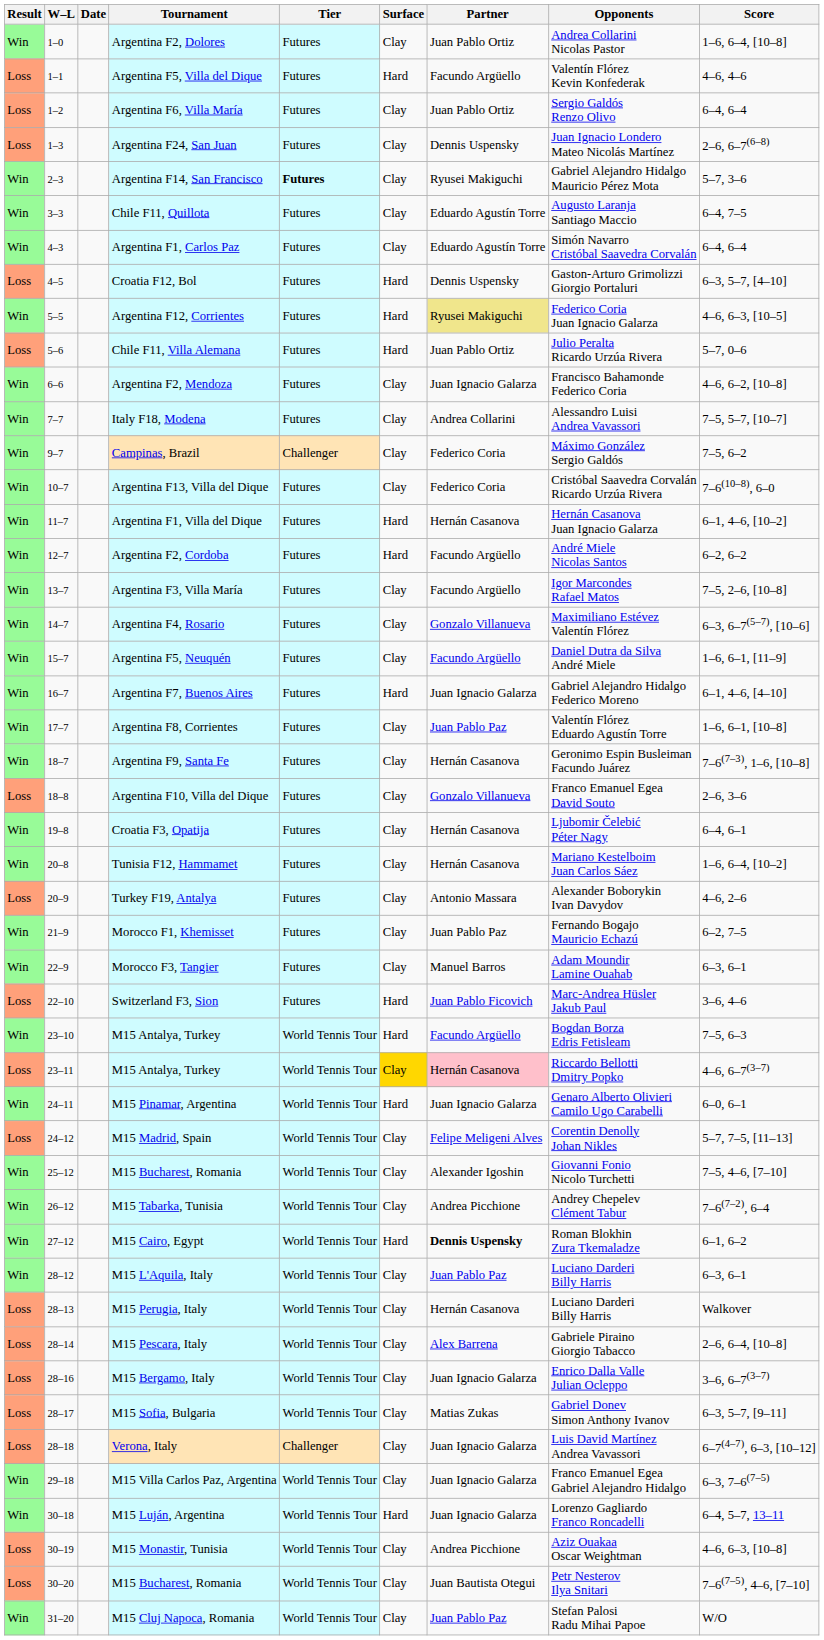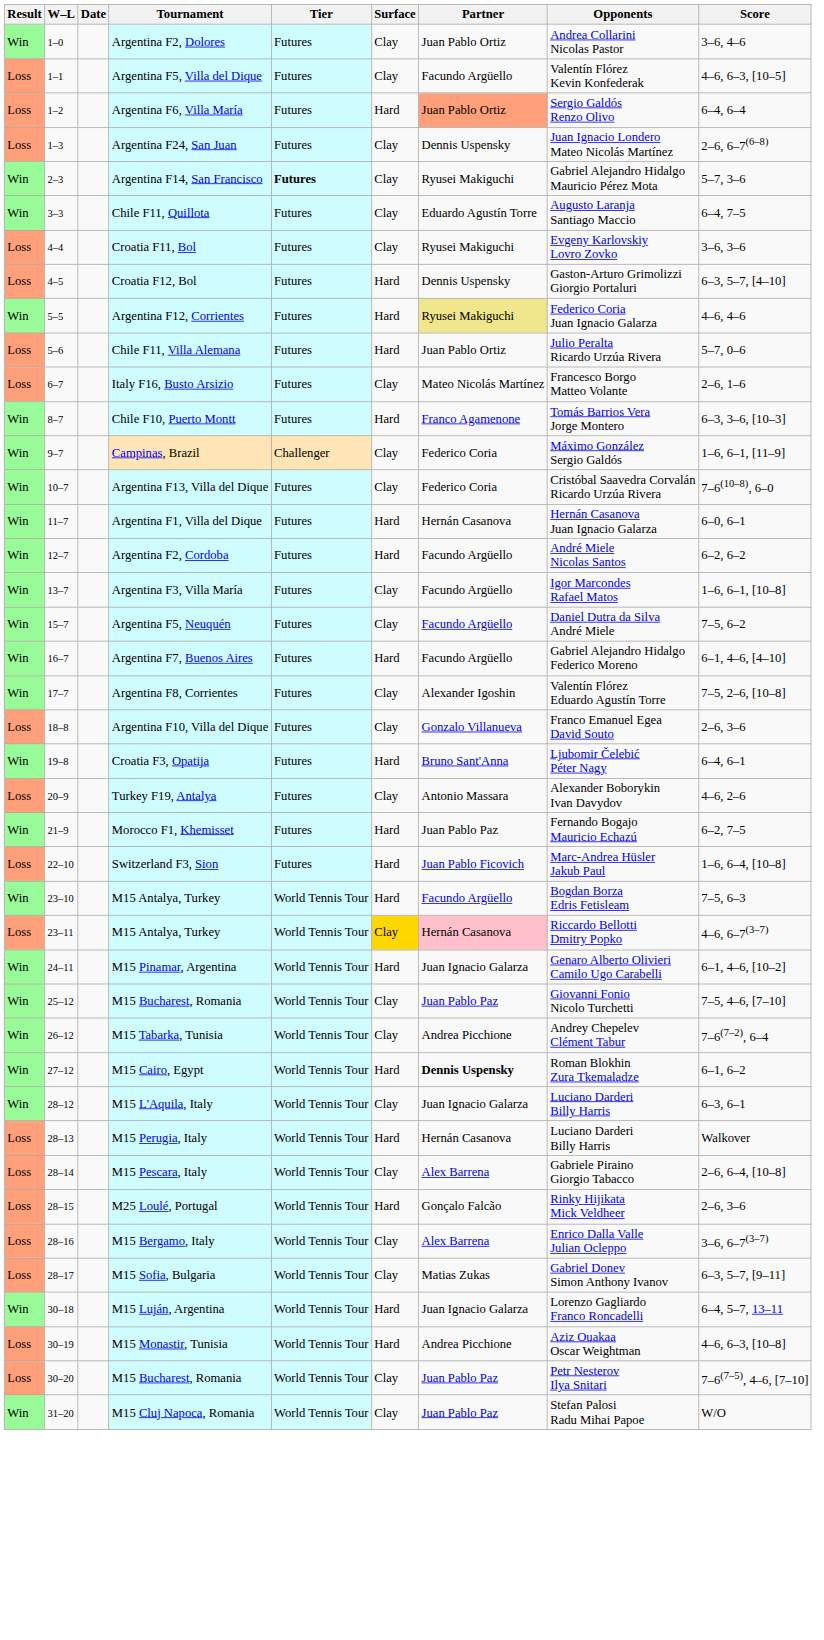(745, 41) 1–6, 6–4, [10–8] -> (723, 41) 3–6, 4–6
(395, 75) Hard -> (386, 75) Clay
(724, 75) 4–6, 4–6 -> (743, 75) 4–6, 6–3, [10–5]
(395, 110) Clay -> (387, 110) Hard
(472, 110) no background -> (464, 110) lightsalmon background
- row: (55, 248)
+ row: (55, 248)
(745, 315) 4–6, 6–3, [10–5] -> (723, 315) 4–6, 4–6
- row: (55, 385)
+ row: (55, 385)
- row: (55, 419)
+ row: (55, 419)
(724, 452) 7–5, 6–2 -> (743, 452) 1–6, 6–1, [11–9]
(745, 521) 6–1, 4–6, [10–2] -> (723, 521) 6–0, 6–1
(745, 589) 7–5, 2–6, [10–8] -> (743, 589) 1–6, 6–1, [10–8]
- row: (58, 624)
(744, 658) 1–6, 6–1, [11–9] -> (723, 624) 7–5, 6–2
(483, 692) Juan Ignacio Galarza -> (467, 658) Facundo Argüello
(468, 727) Juan Pablo Paz -> (468, 692) Alexander Igoshin
(745, 727) 1–6, 6–1, [10–8] -> (743, 692) 7–5, 2–6, [10–8]
- row: (58, 762)
(395, 829) Clay -> (387, 761) Hard
(475, 829) Hernán Casanova -> (465, 761) Bruno Sant'Anna
- row: (58, 864)
(395, 932) Clay -> (387, 829) Hard
- row: (58, 967)
(724, 1001) 3–6, 4–6 -> (743, 864) 1–6, 6–4, [10–8]
(724, 1103) 6–0, 6–1 -> (743, 966) 6–1, 4–6, [10–2]
- row: (61, 1138)
(477, 1172) Alexander Igoshin -> (460, 1001) Juan Pablo Paz
(468, 1275) Juan Pablo Paz -> (475, 1103) Juan Ignacio Galarza
(395, 1309) Clay -> (387, 1138) Hard
+ row: (61, 1207)
(483, 1378) Juan Ignacio Galarza -> (455, 1240) Alex Barrena
- row: (61, 1447)
- row: (61, 1481)
(395, 1549) Clay -> (387, 1343) Hard
(483, 1583) Juan Bautista Otegui -> (460, 1378) Juan Pablo Paz
